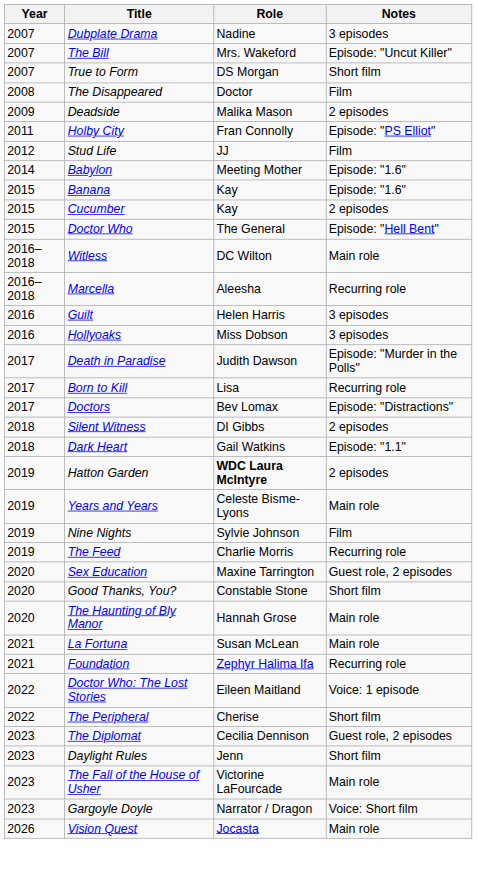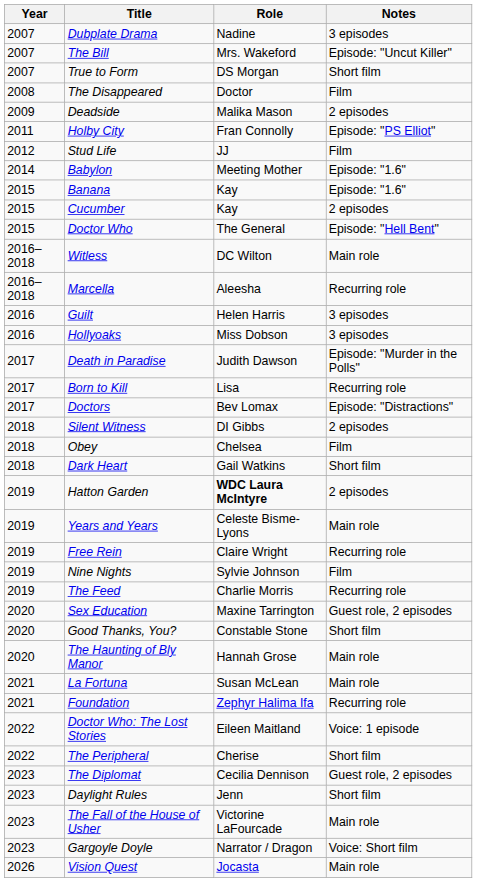+ row: (82, 446)
(367, 446) Episode: "1.1" -> (355, 466) Short film
+ row: (95, 552)
